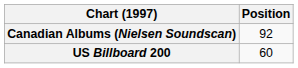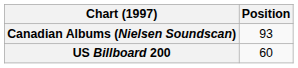(266, 33) 92 -> (266, 33) 93
